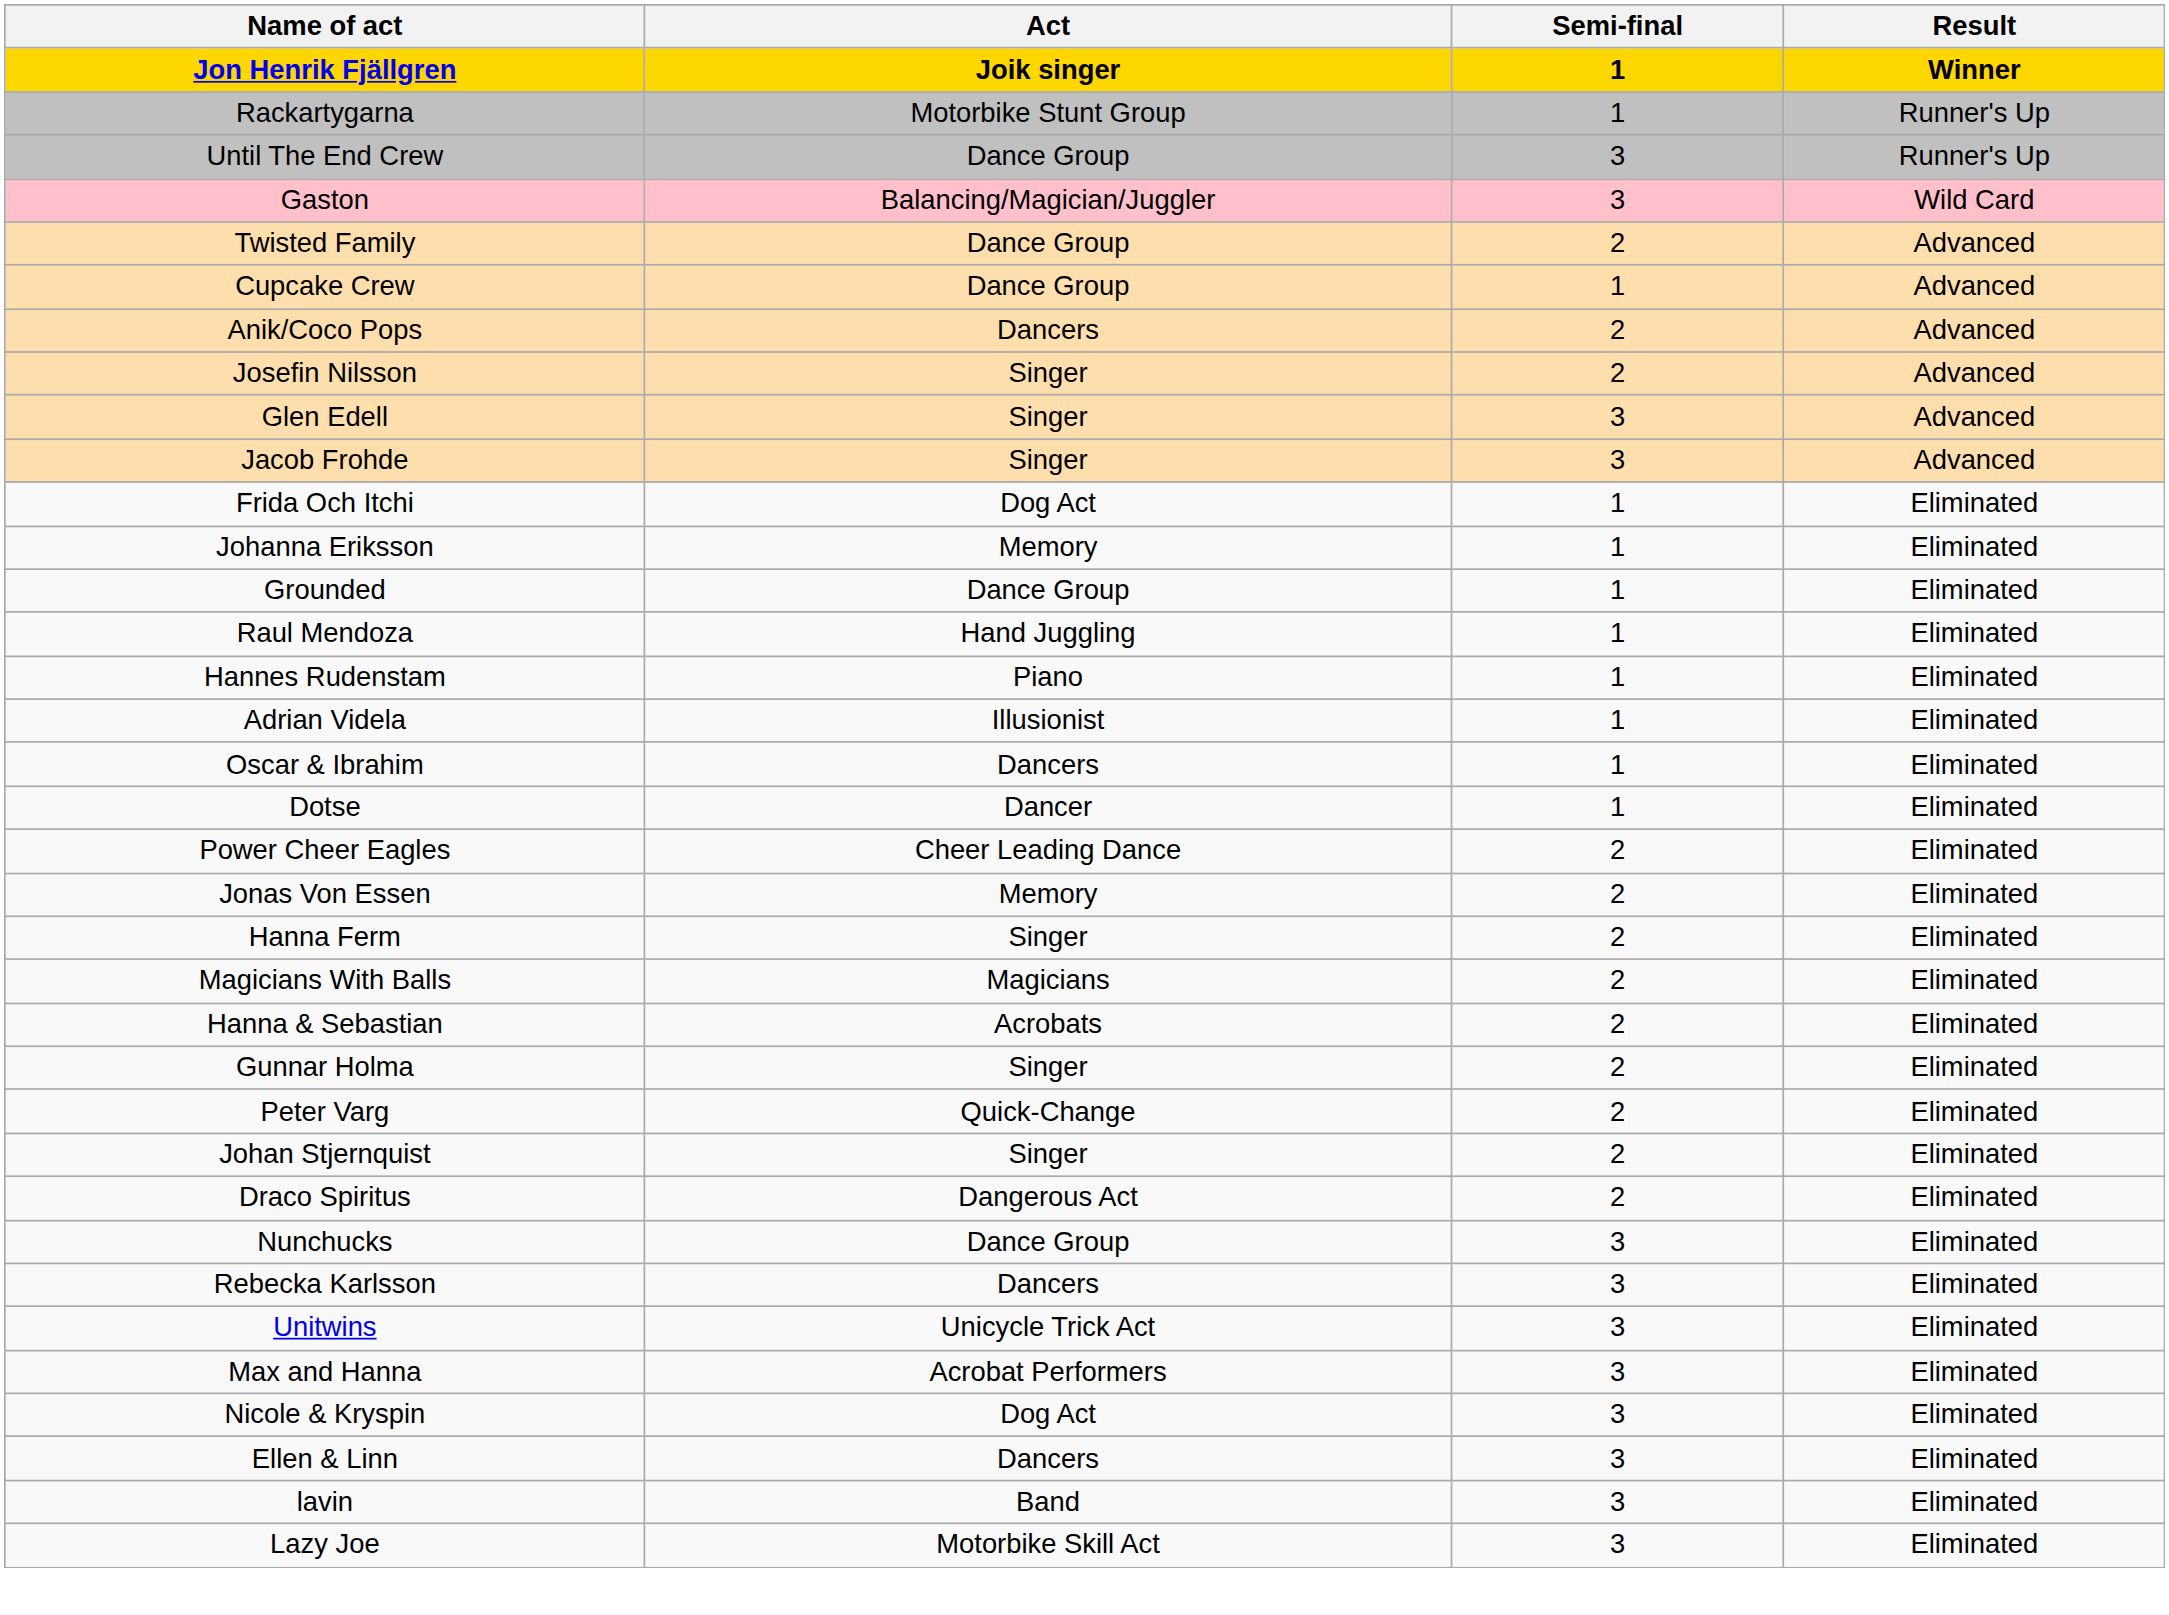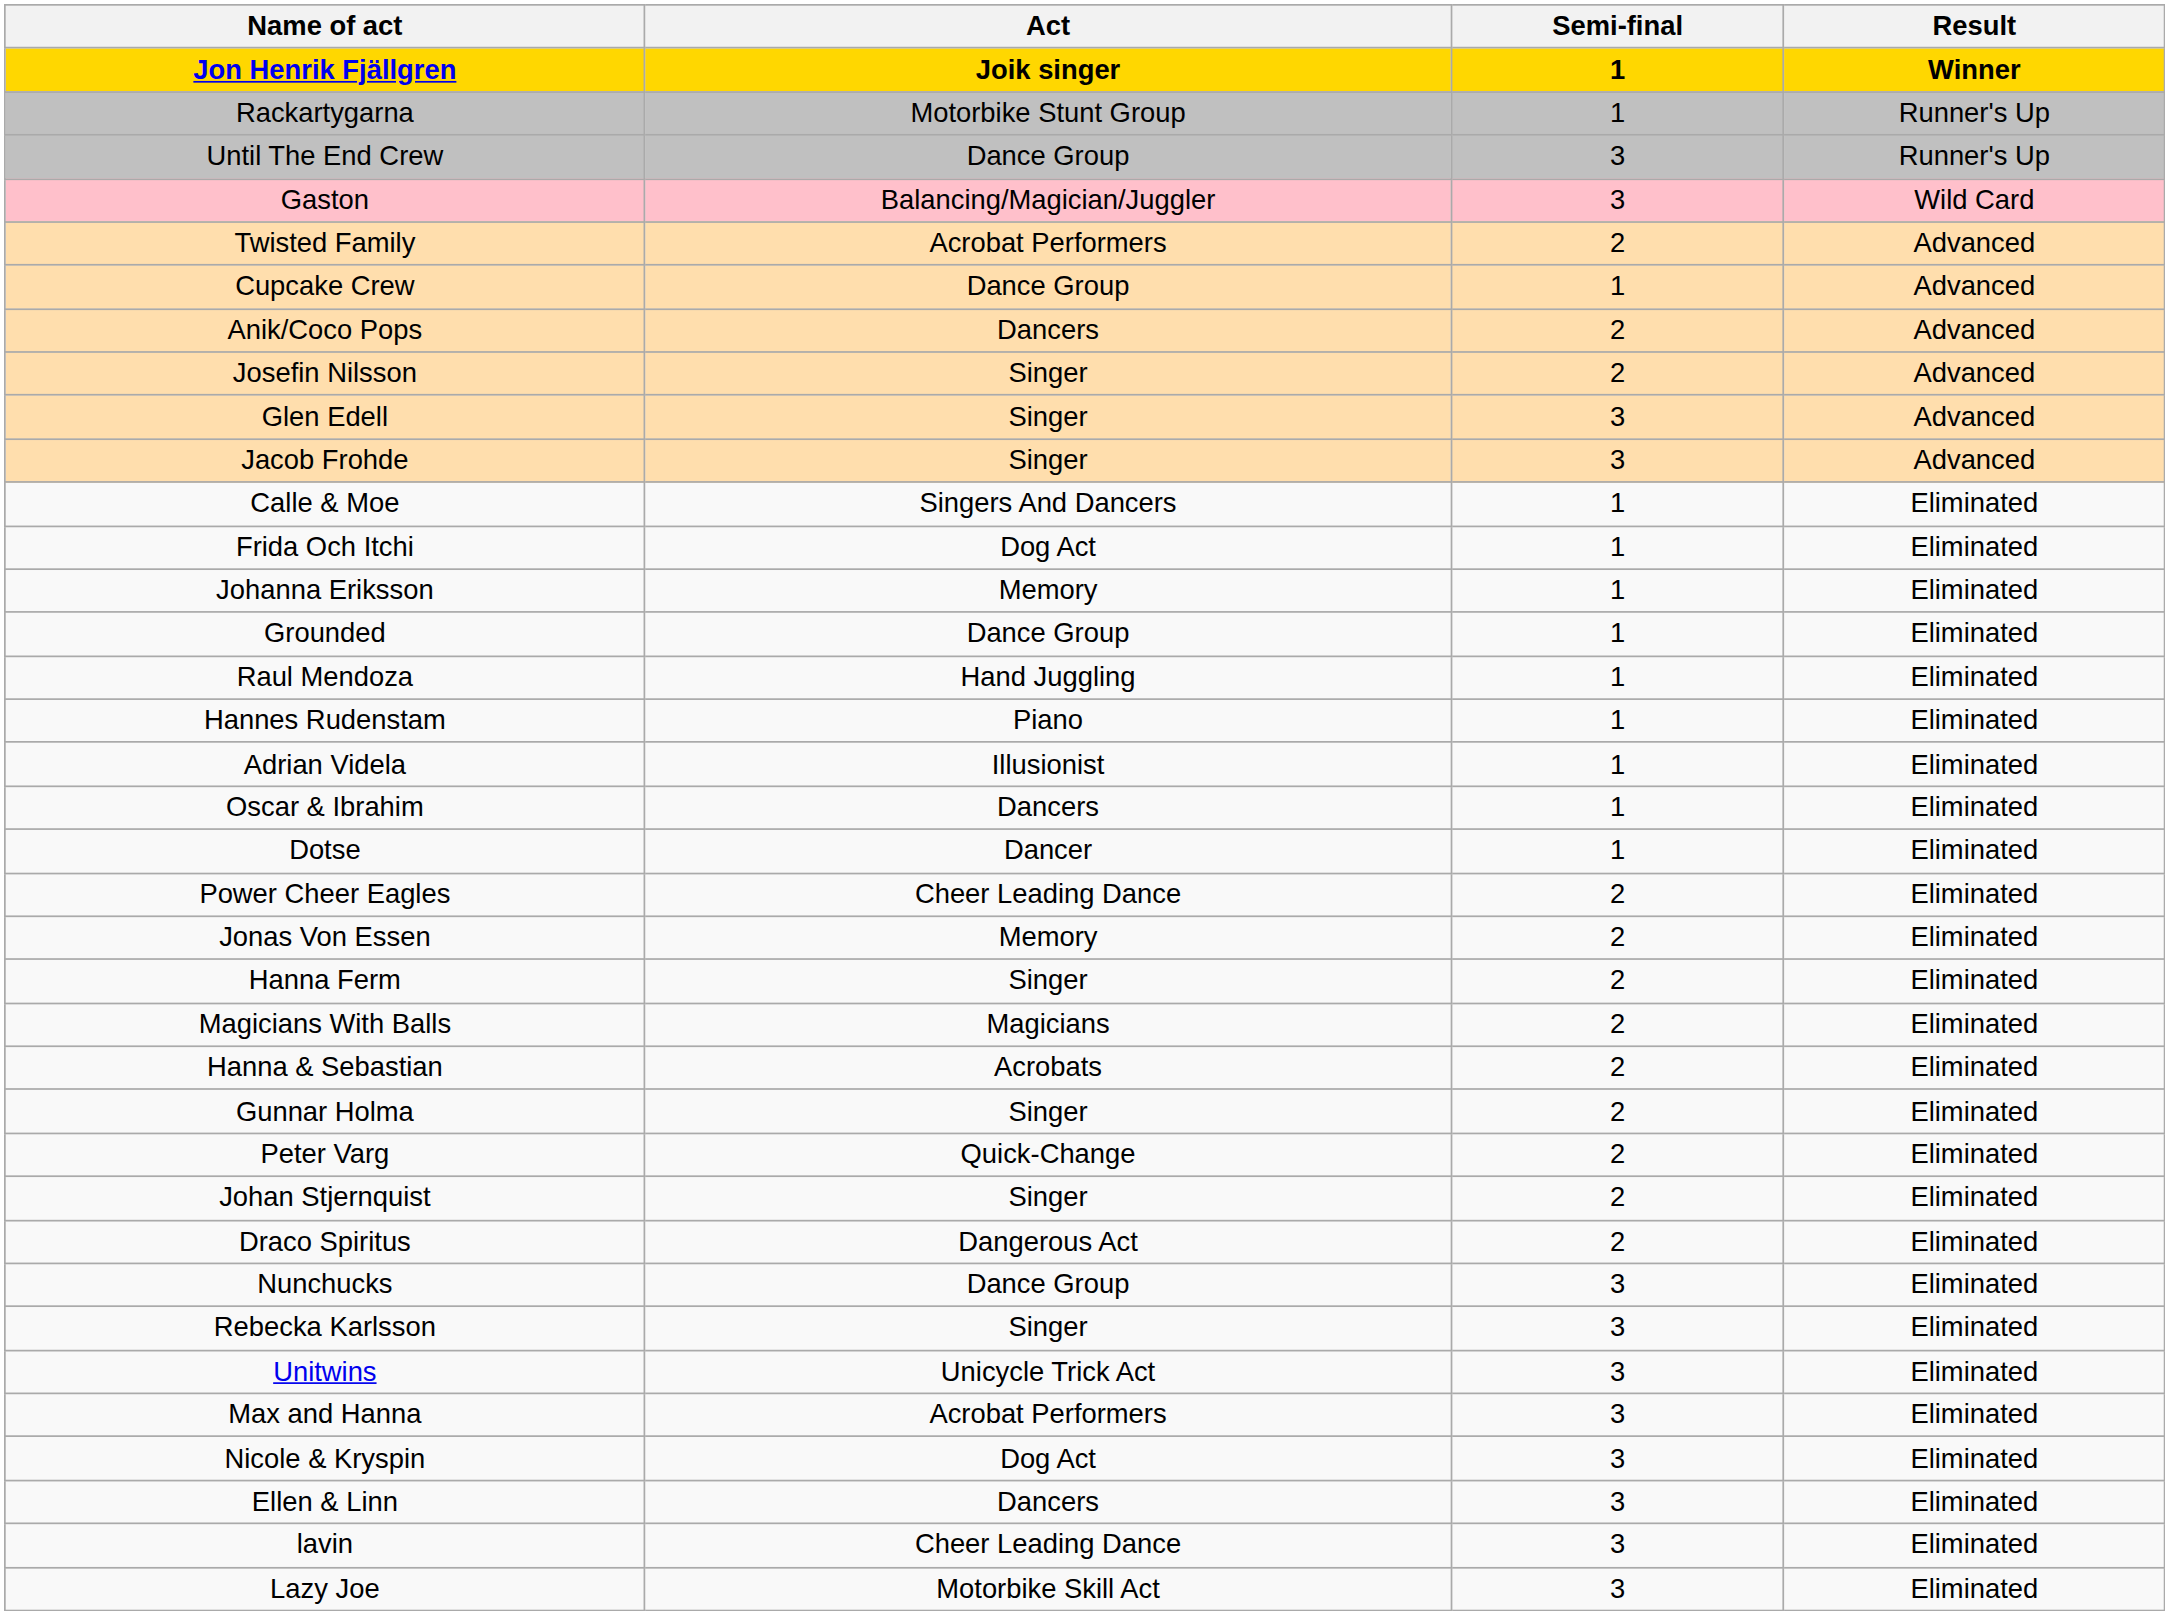(1048, 243) Dance Group -> (1048, 243) Acrobat Performers
+ row: (325, 503)
(1048, 1284) Dancers -> (1048, 1327) Singer
(1048, 1501) Band -> (1048, 1544) Cheer Leading Dance
